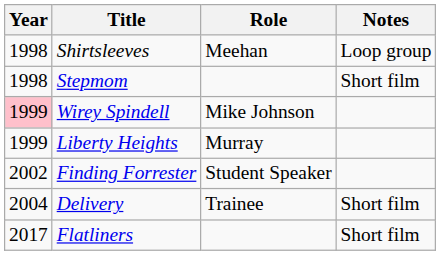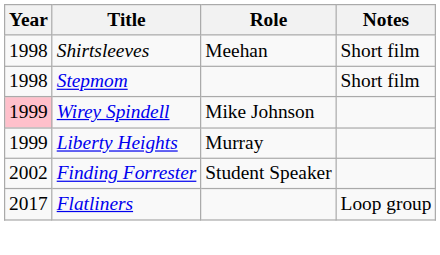(386, 50) Loop group -> (380, 50) Short film
- row: (90, 204)
(380, 234) Short film -> (386, 204) Loop group
